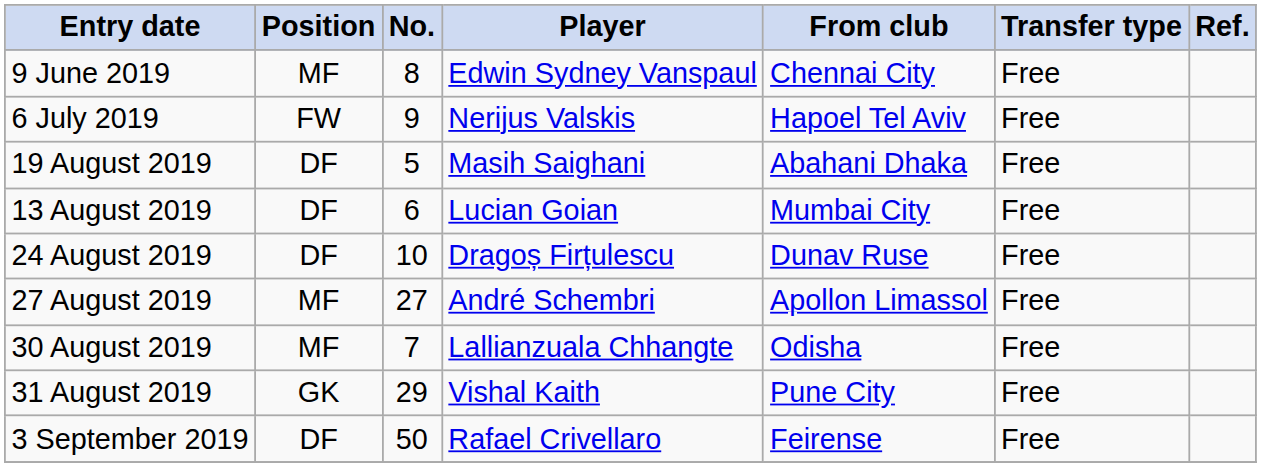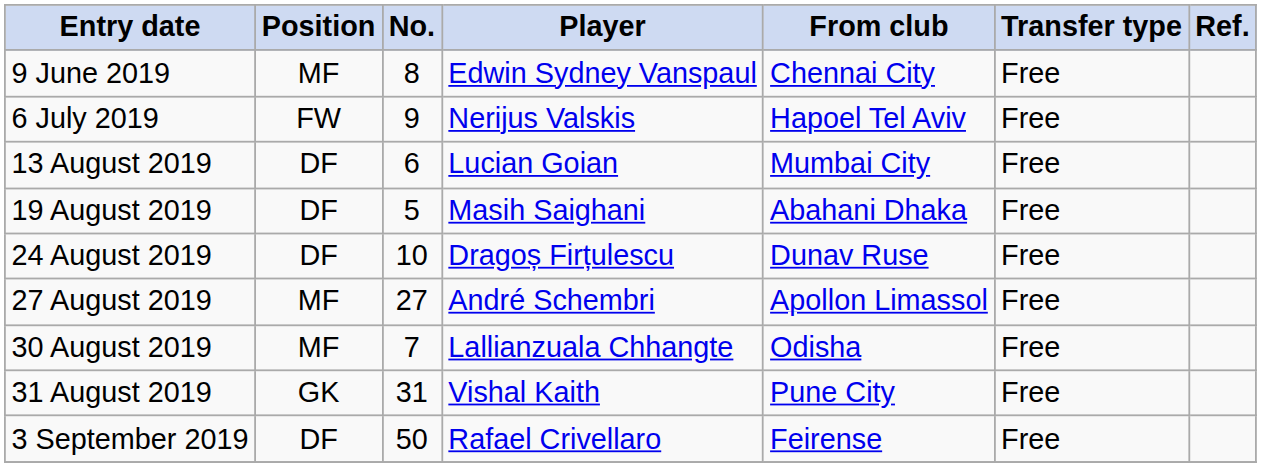rows swapped: (112, 210) <-> (112, 164)
(412, 392) 29 -> (412, 392) 31
